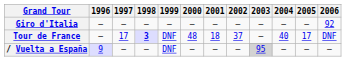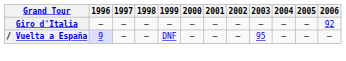- row: (47, 37)
(261, 50) lightgrey background -> (261, 37) no background
